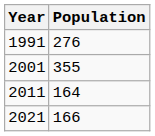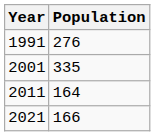(67, 68) 355 -> (67, 68) 335
